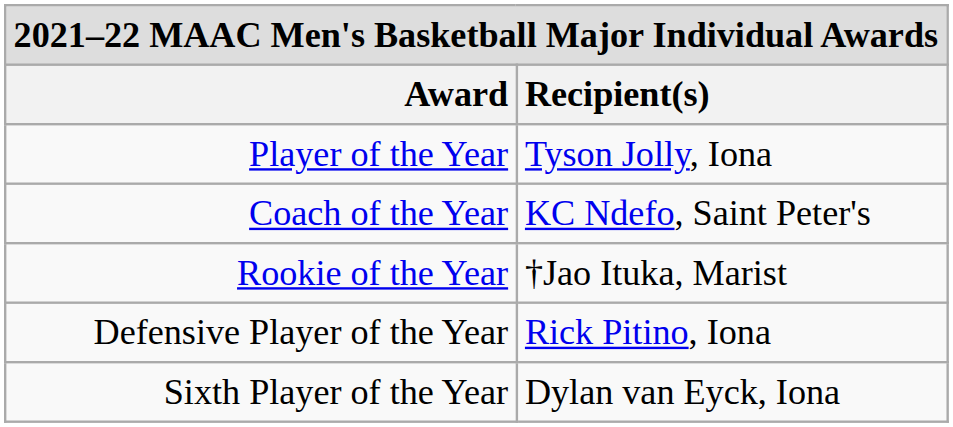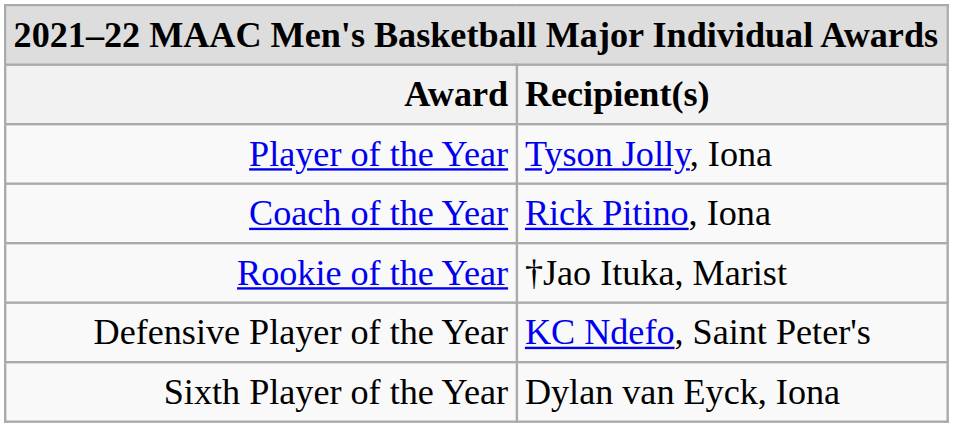(698, 213) KC Ndefo, Saint Peter's -> (648, 213) Rick Pitino, Iona
(648, 332) Rick Pitino, Iona -> (698, 332) KC Ndefo, Saint Peter's
